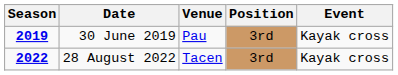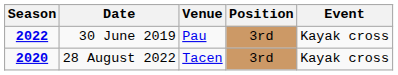(32, 37) 2019 -> (32, 37) 2022
(32, 59) 2022 -> (32, 59) 2020
